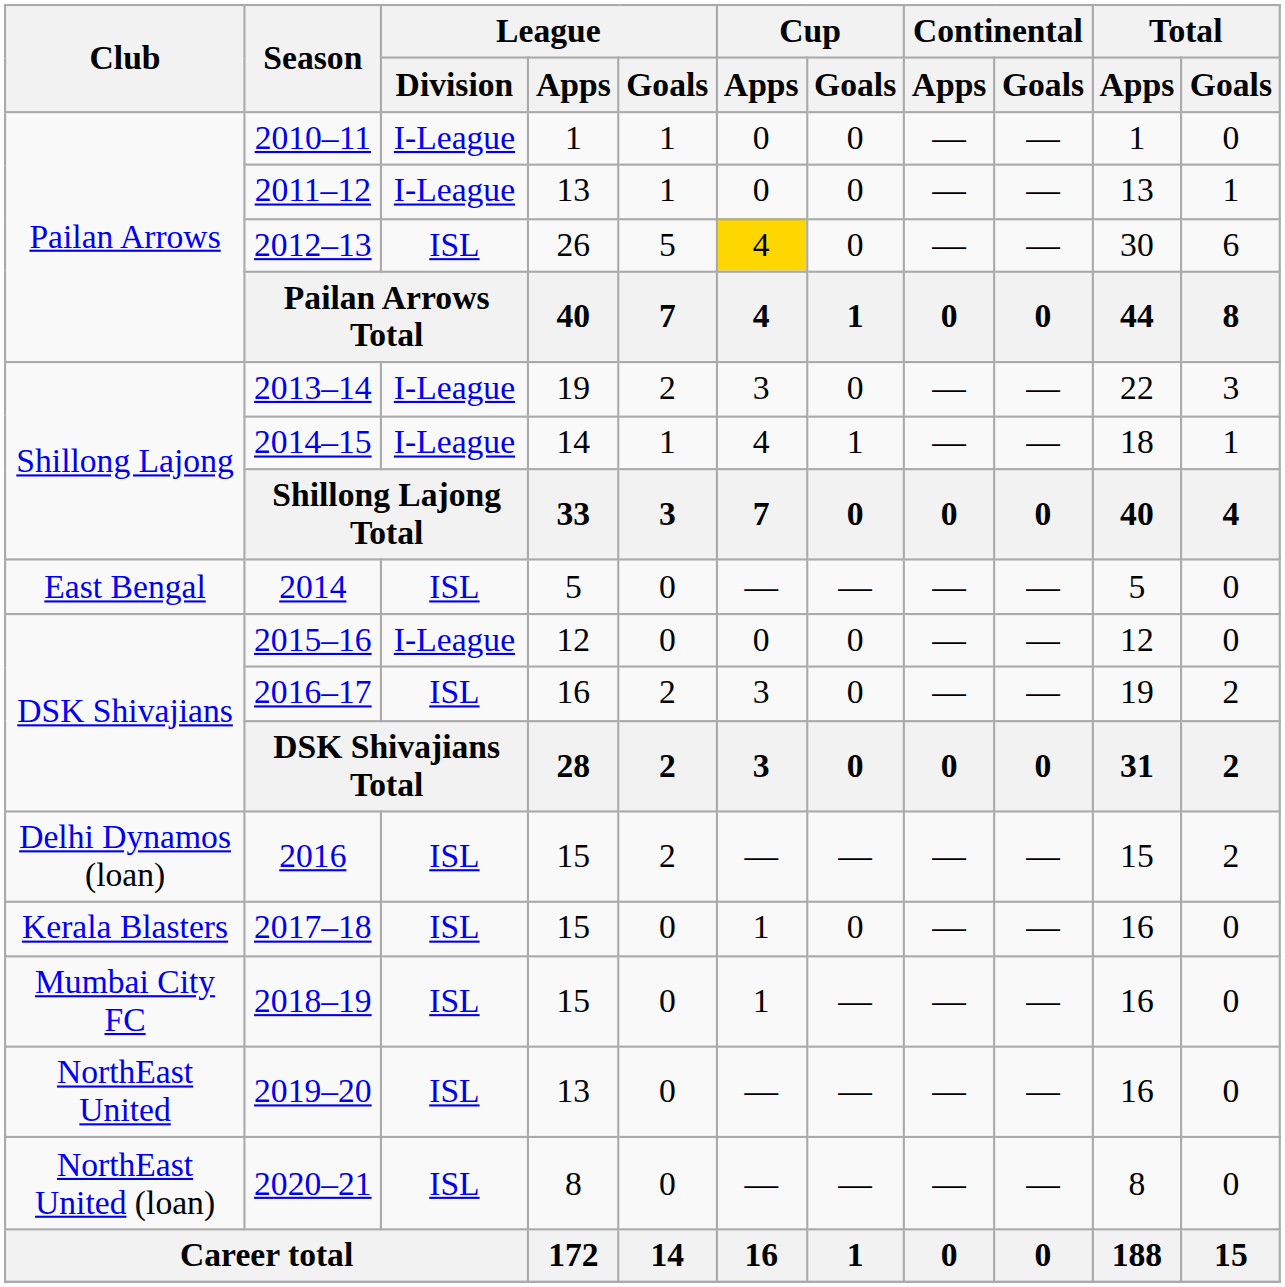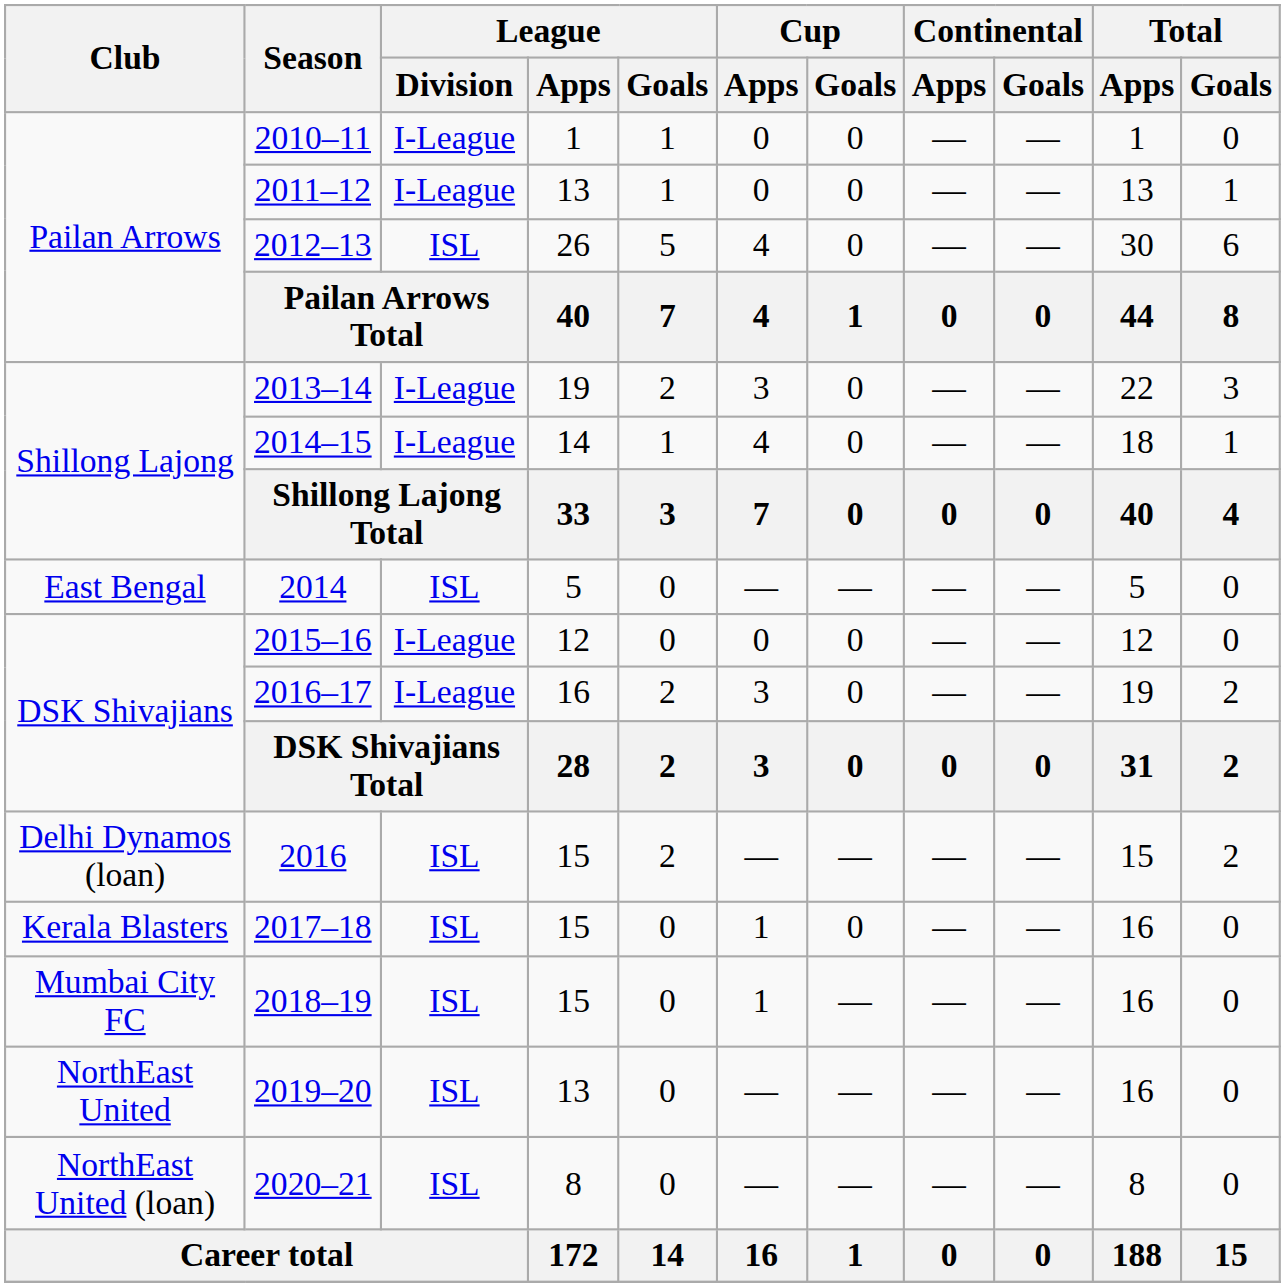(761, 244) gold background -> (761, 244) no background
(855, 441) 1 -> (855, 441) 0
(454, 692) ISL -> (454, 692) I-League
